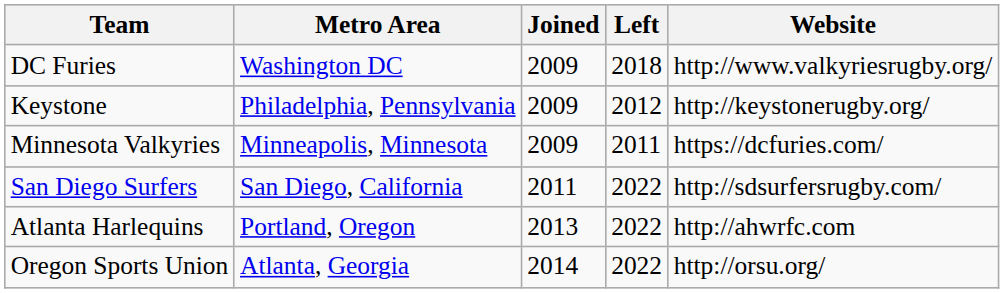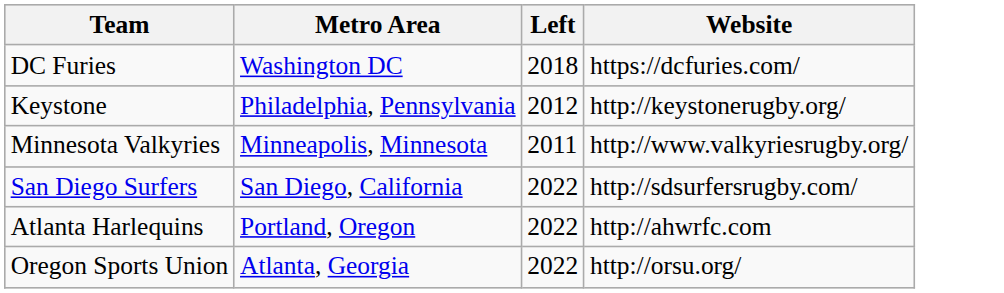- column: (563, 24)
(833, 65) http://www.valkyriesrugby.org/ -> (695, 65) https://dcfuries.com/
(779, 145) https://dcfuries.com/ -> (749, 145) http://www.valkyriesrugby.org/
